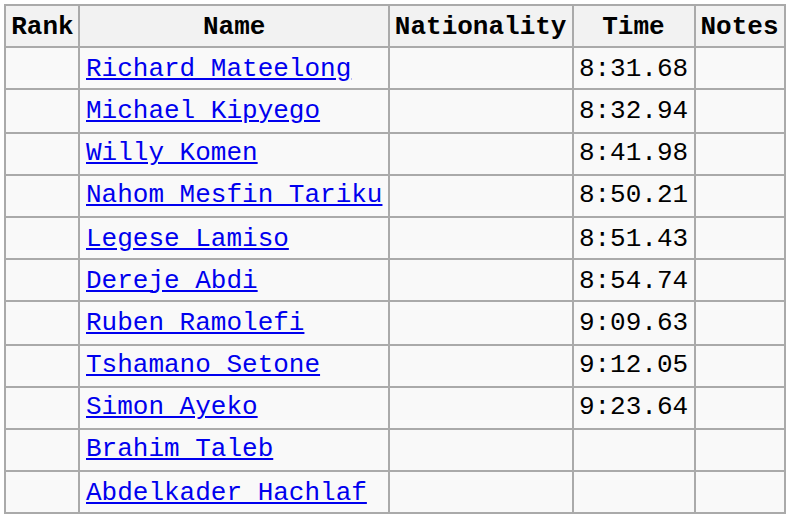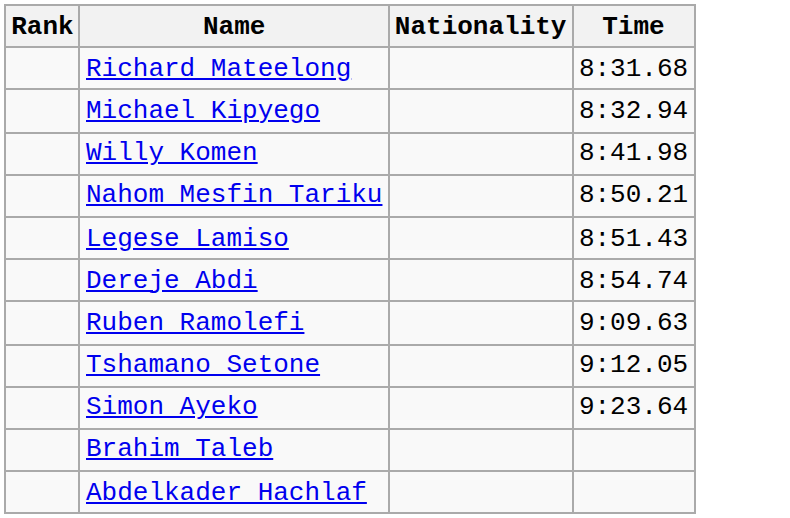- column: (739, 26)
